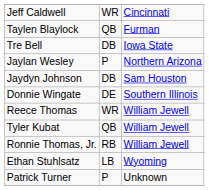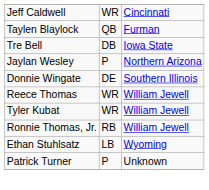- row: (44, 78)
(109, 128) QB -> (110, 111) WR
